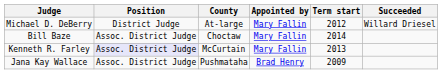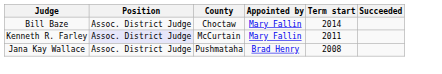- row: (49, 24)
(336, 50) 2013 -> (332, 37) 2011
(336, 62) 2009 -> (332, 50) 2008
